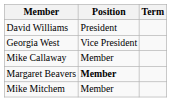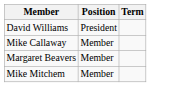- row: (33, 43)
(98, 74) bold -> (97, 58) normal
